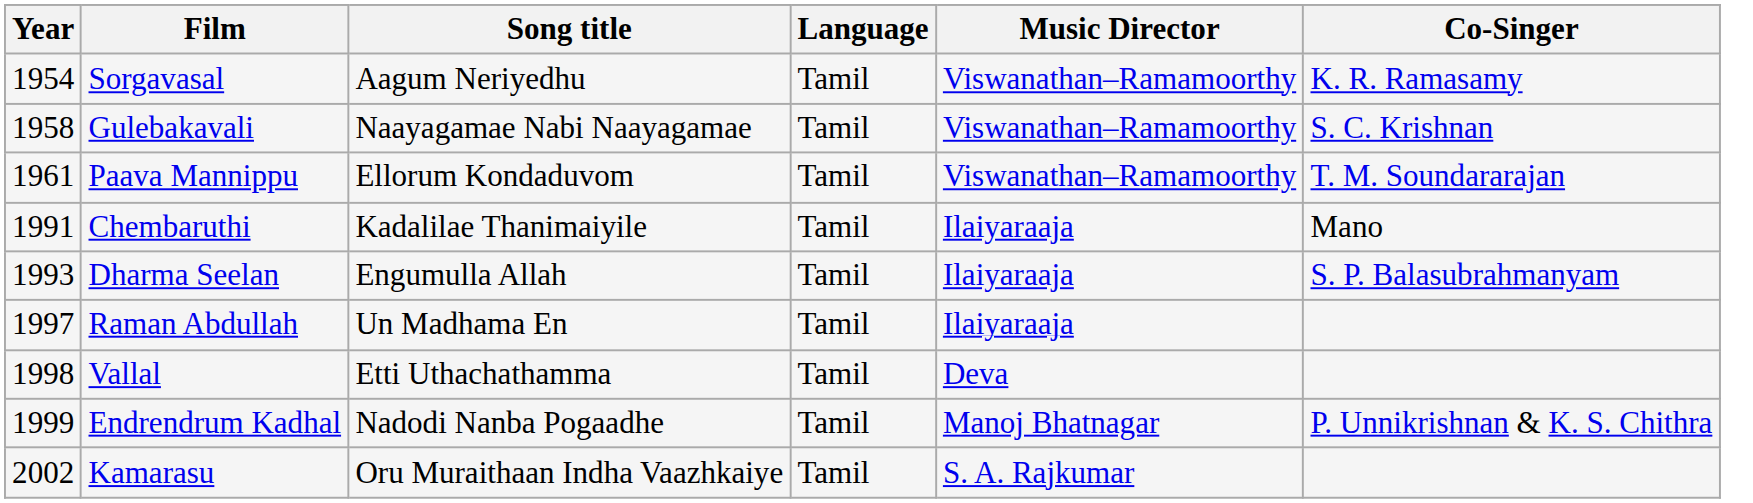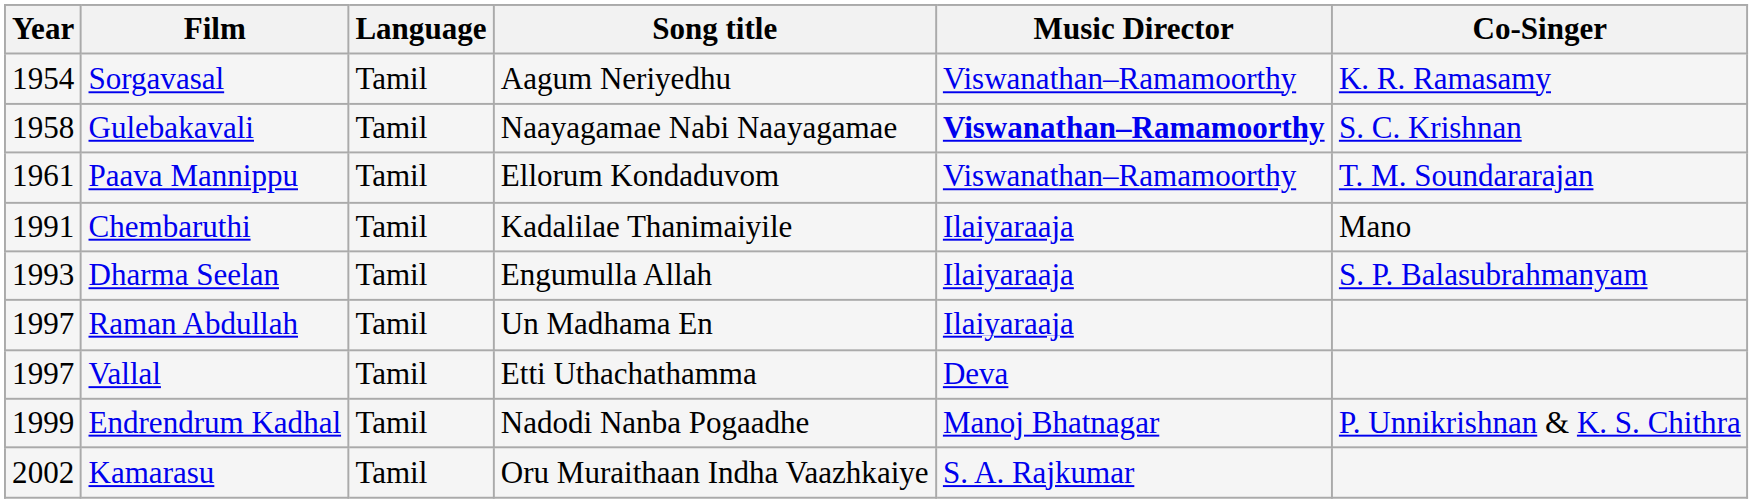columns swapped: (863, 29) <-> (569, 29)
(1120, 127) normal -> (1134, 127) bold
(43, 373) 1998 -> (43, 373) 1997
